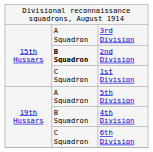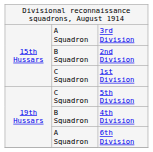(71, 56) bold -> (71, 56) normal
(71, 96) A Squadron -> (71, 96) C Squadron
(71, 137) C Squadron -> (71, 137) A Squadron
